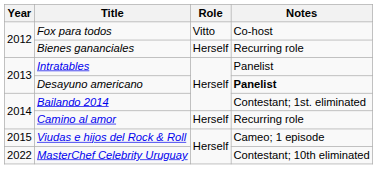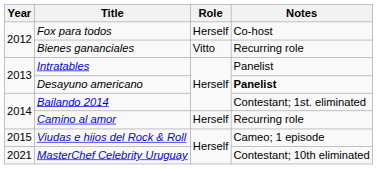(204, 31) Vitto -> (211, 31) Herself
(211, 48) Herself -> (204, 48) Vitto
(19, 155) 2022 -> (19, 155) 2021
